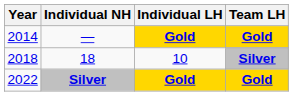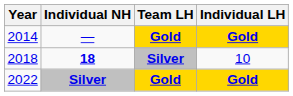columns swapped: (180, 15) <-> (257, 15)
(88, 58) normal -> (88, 58) bold
